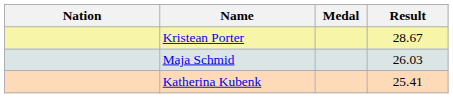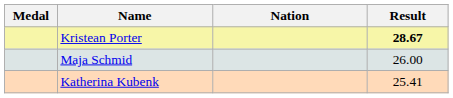columns swapped: (341, 15) <-> (82, 15)
(408, 38) normal -> (408, 38) bold
(408, 60) 26.03 -> (408, 60) 26.00
